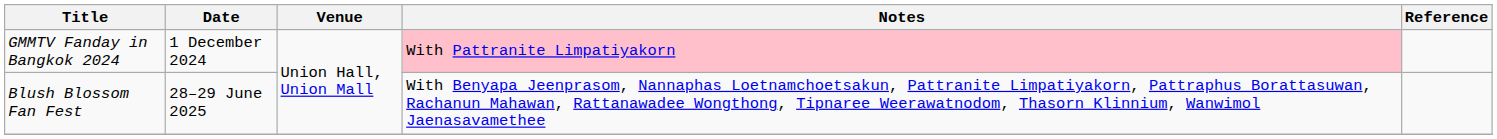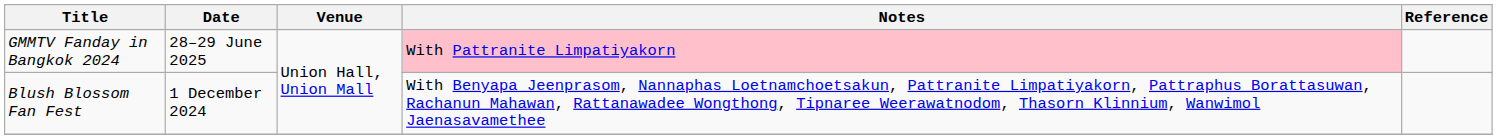(216, 51) 1 December 2024 -> (216, 51) 28–29 June 2025
(216, 103) 28–29 June 2025 -> (216, 103) 1 December 2024
